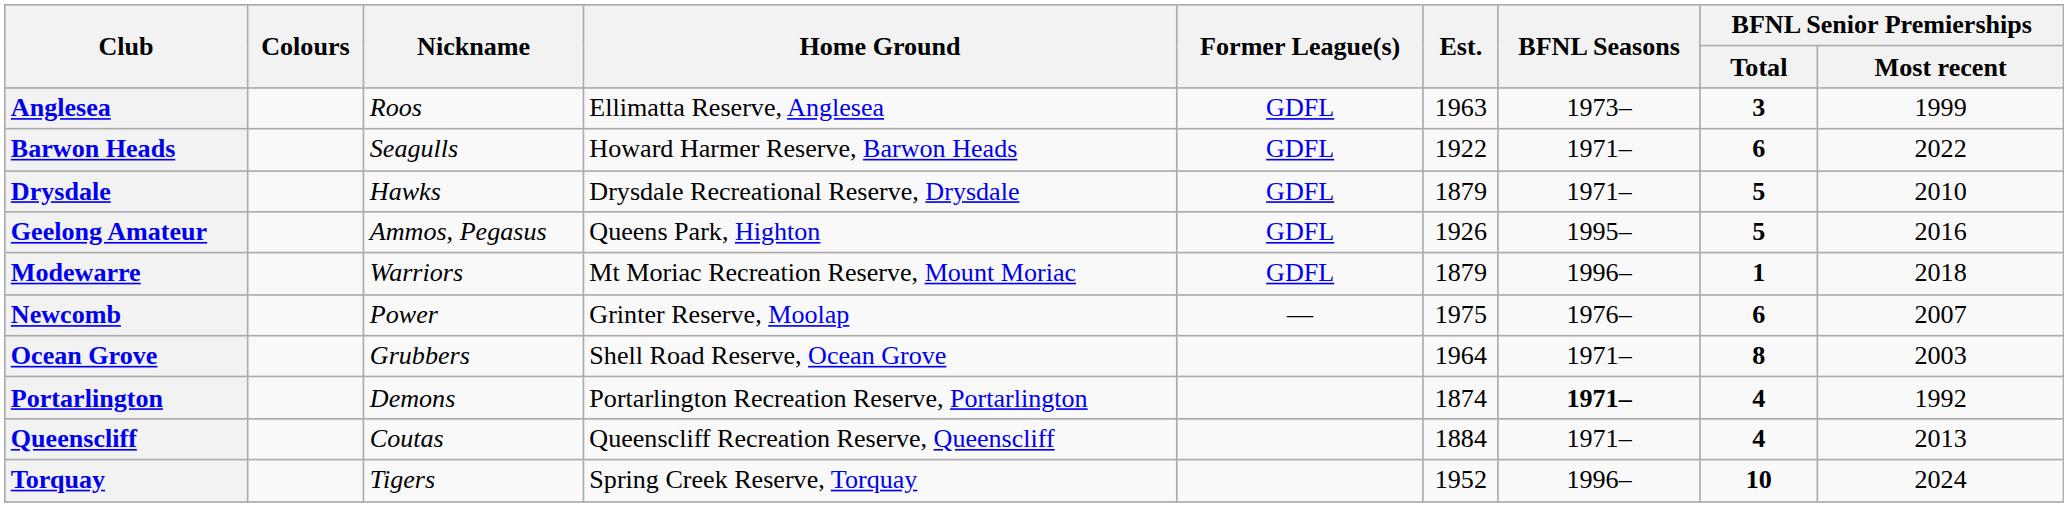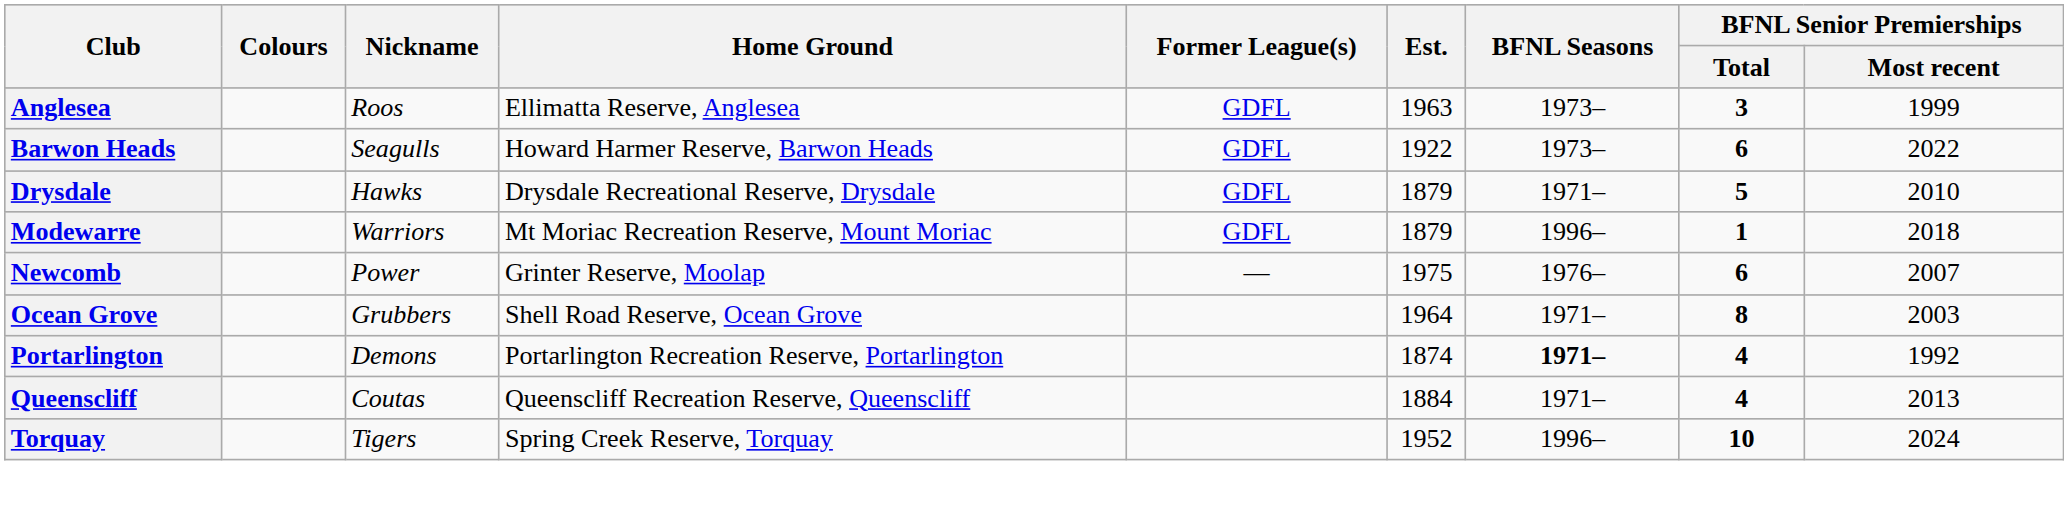(1599, 149) 1971– -> (1573, 149) 1973–
- row: (109, 231)
